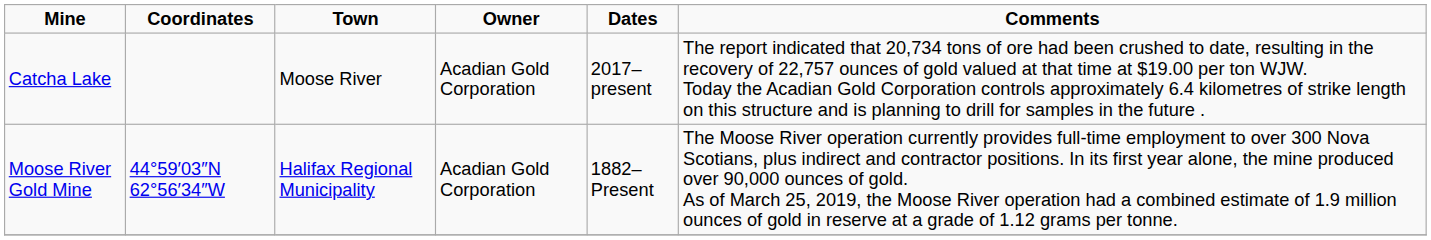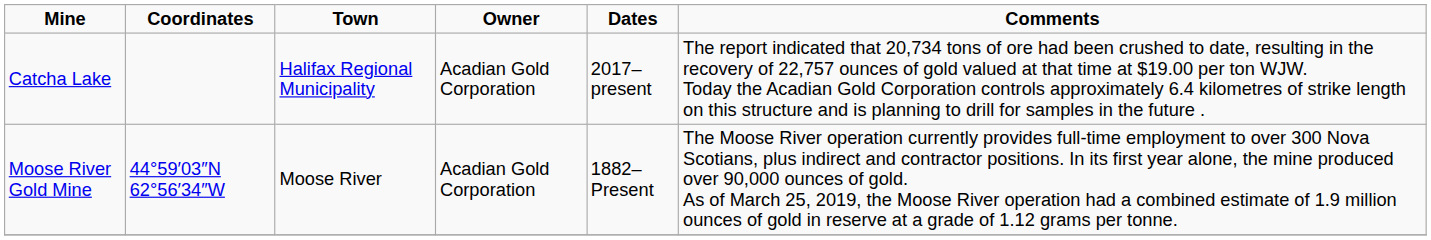(331, 78) Moose River -> (346, 78) Halifax Regional Municipality
(346, 179) Halifax Regional Municipality -> (331, 179) Moose River
